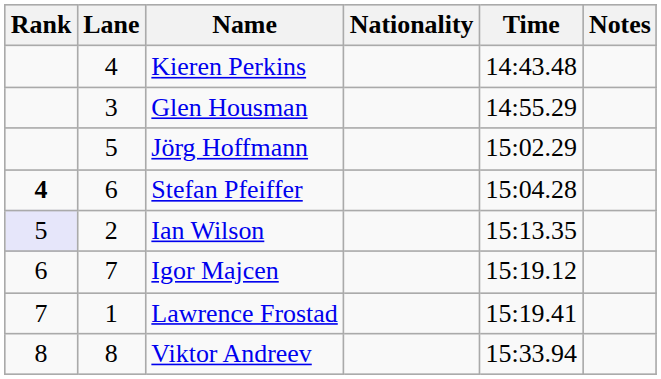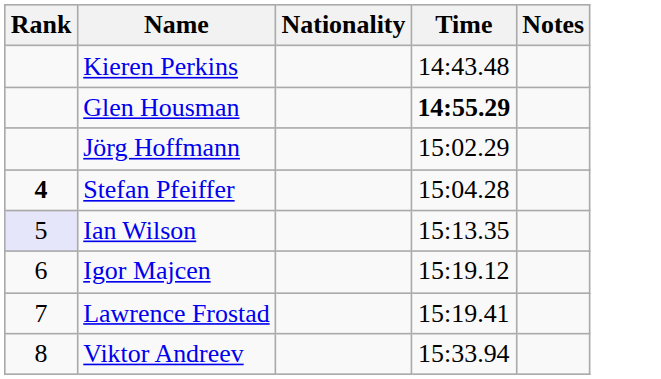- column: (111, 25)
(531, 107) normal -> (464, 107) bold
